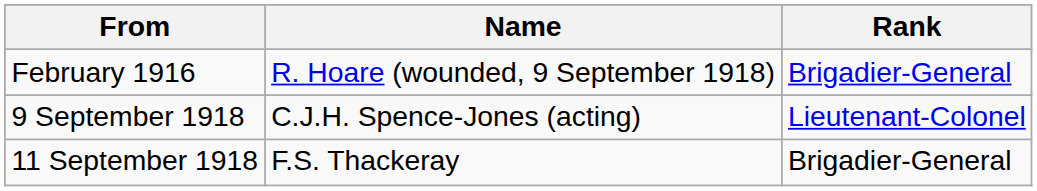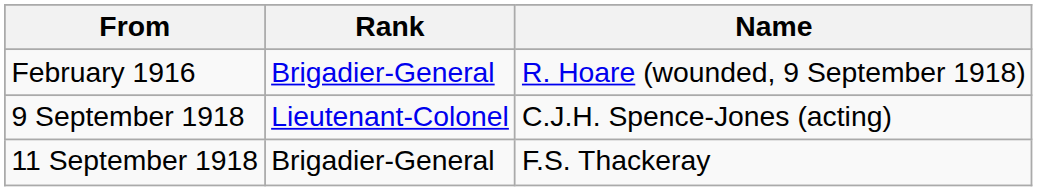columns swapped: (907, 26) <-> (523, 26)
